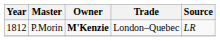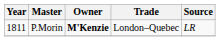(17, 28) 1812 -> (16, 28) 1811
